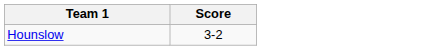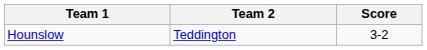+ column: (253, 14)
